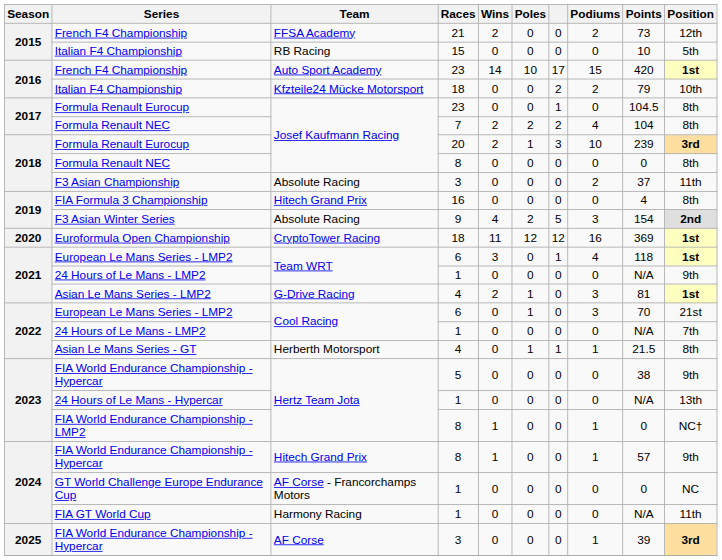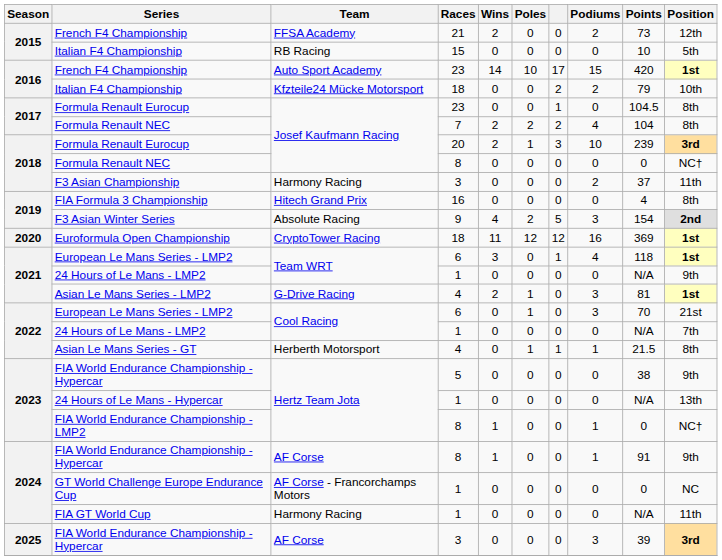(691, 163) 8th -> (691, 163) NC†
(317, 182) Absolute Racing -> (318, 182) Harmony Racing
(320, 457) Hitech Grand Prix -> (299, 457) AF Corse
(644, 457) 57 -> (644, 457) 91
(595, 540) 1 -> (595, 540) 3
